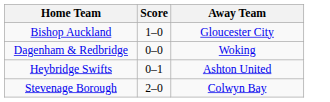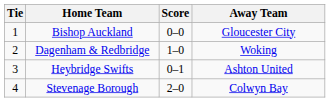+ column: (15, 13)
(154, 32) 1–0 -> (175, 32) 0–0
(154, 50) 0–0 -> (175, 50) 1–0
